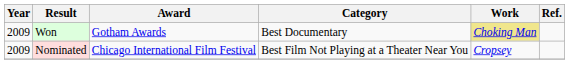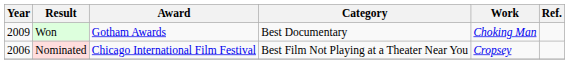(505, 31) khaki background -> (505, 31) no background
(19, 50) 2009 -> (19, 50) 2006
